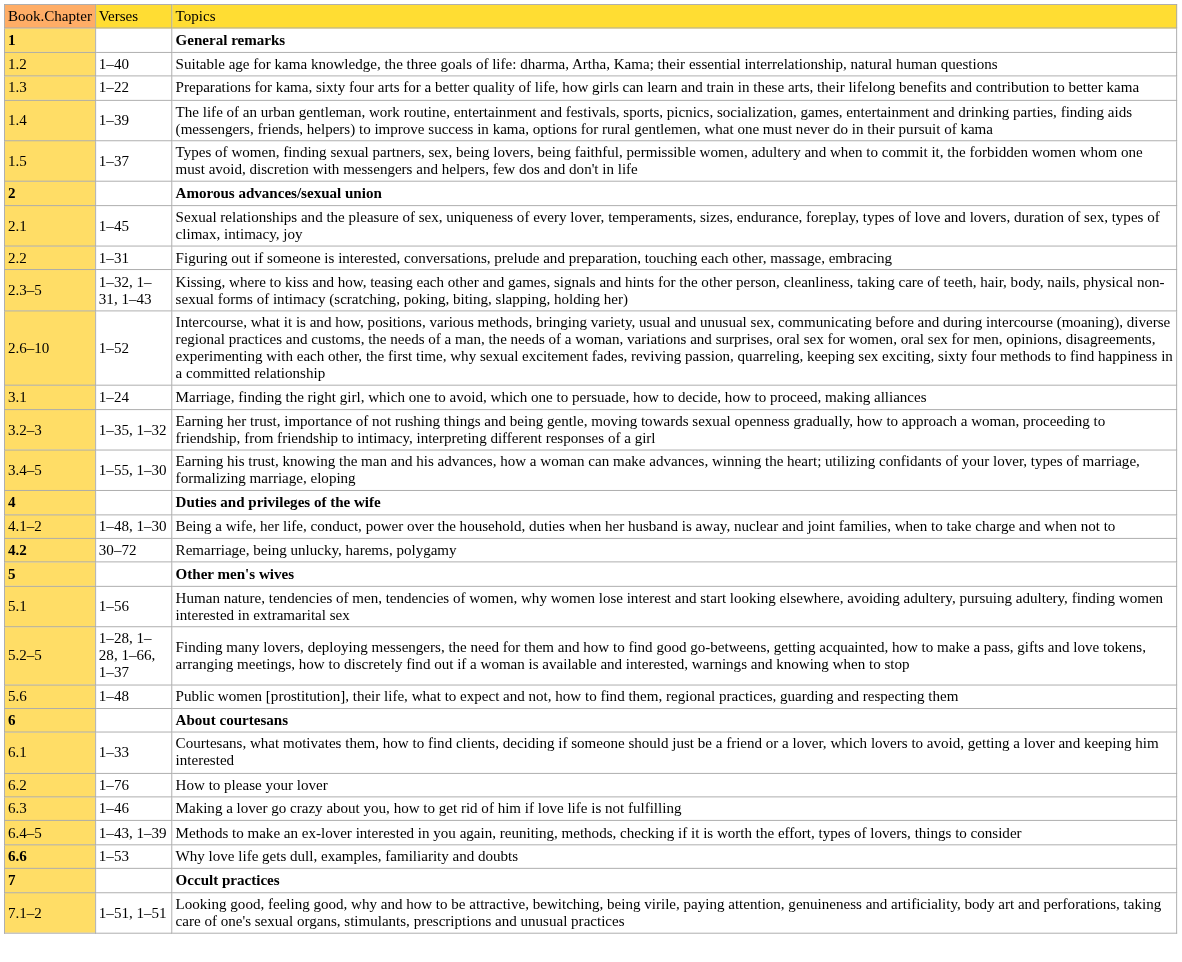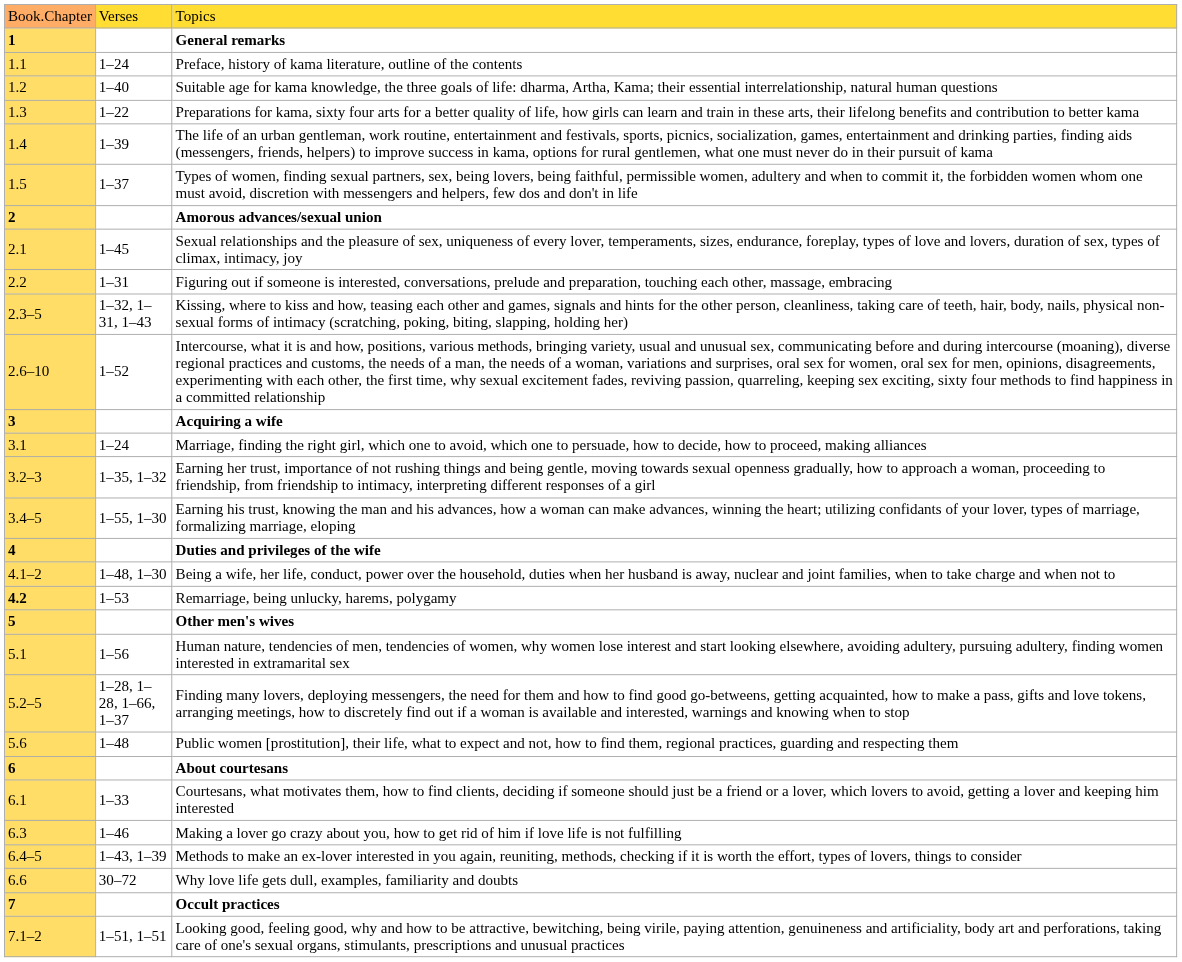+ row: (349, 64)
+ row: (229, 421)
(118, 550) 30–72 -> (114, 598) 1–53
- row: (252, 784)
(17, 856) bold -> (17, 880) normal
(114, 856) 1–53 -> (118, 880) 30–72
